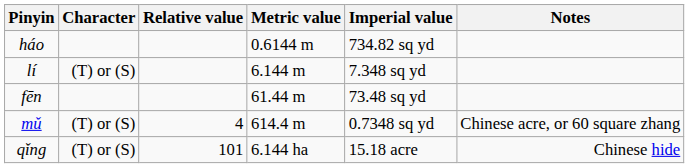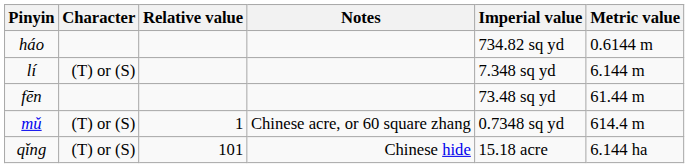columns swapped: (296, 17) <-> (570, 17)
(239, 123) 4 -> (239, 123) 1
